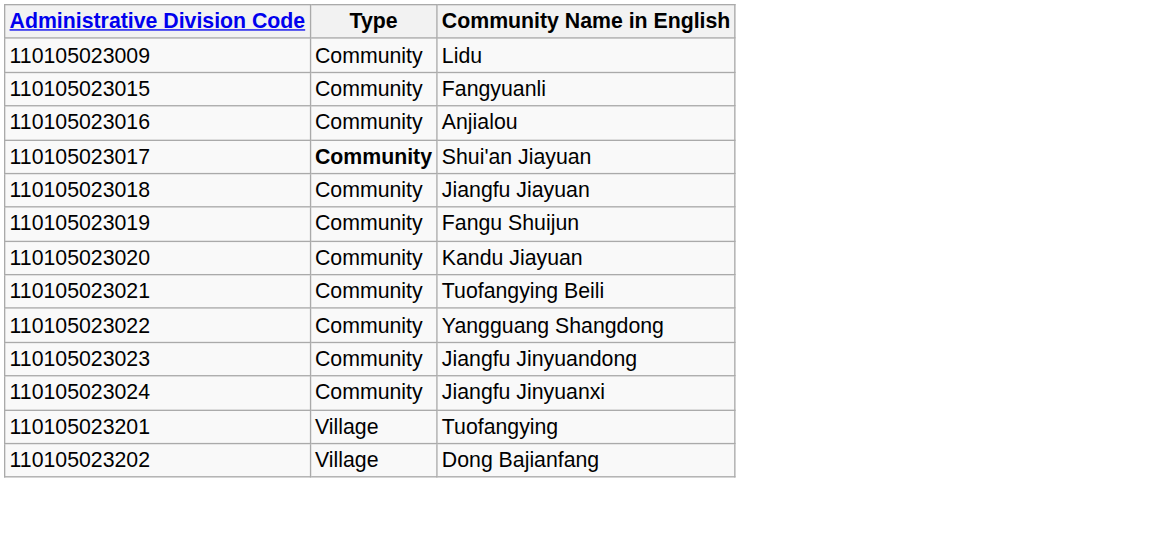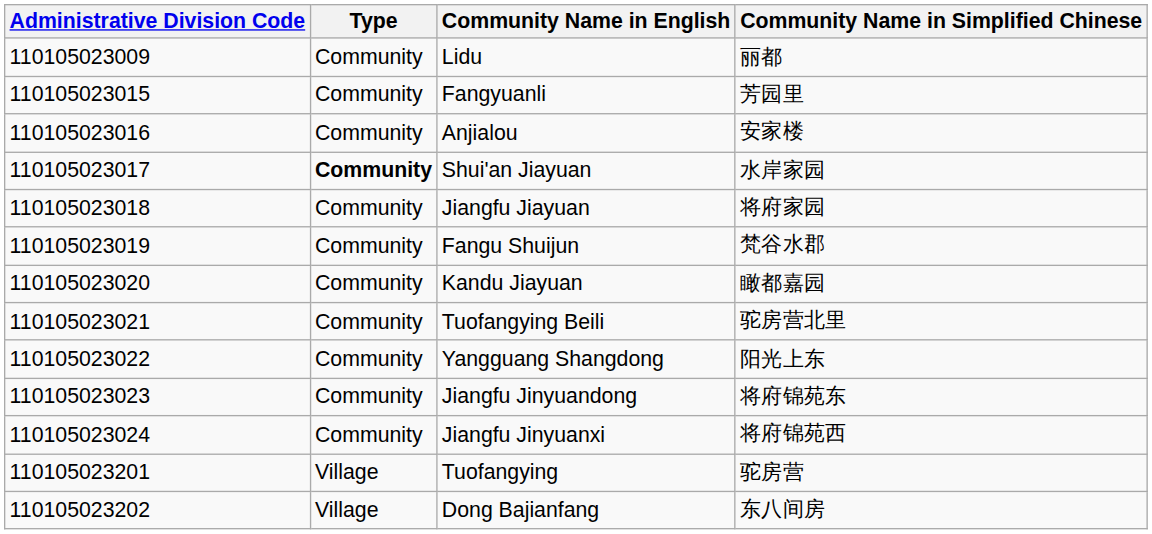+ column: (941, 21)
